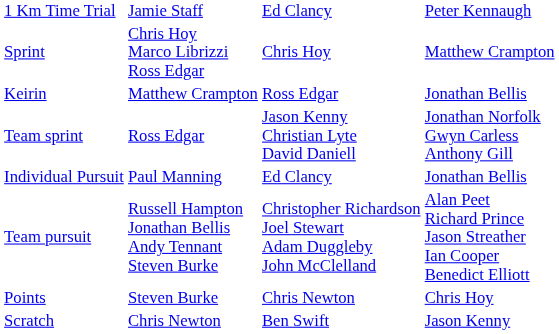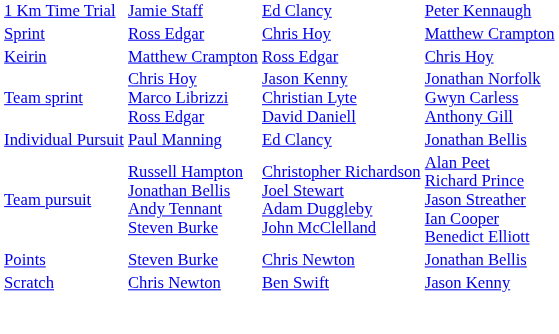(178, 52) Chris Hoy Marco Librizzi Ross Edgar -> (166, 33) Ross Edgar
(476, 93) Jonathan Bellis -> (459, 56) Chris Hoy
(166, 135) Ross Edgar -> (178, 97) Chris Hoy Marco Librizzi Ross Edgar
(459, 297) Chris Hoy -> (476, 260) Jonathan Bellis
